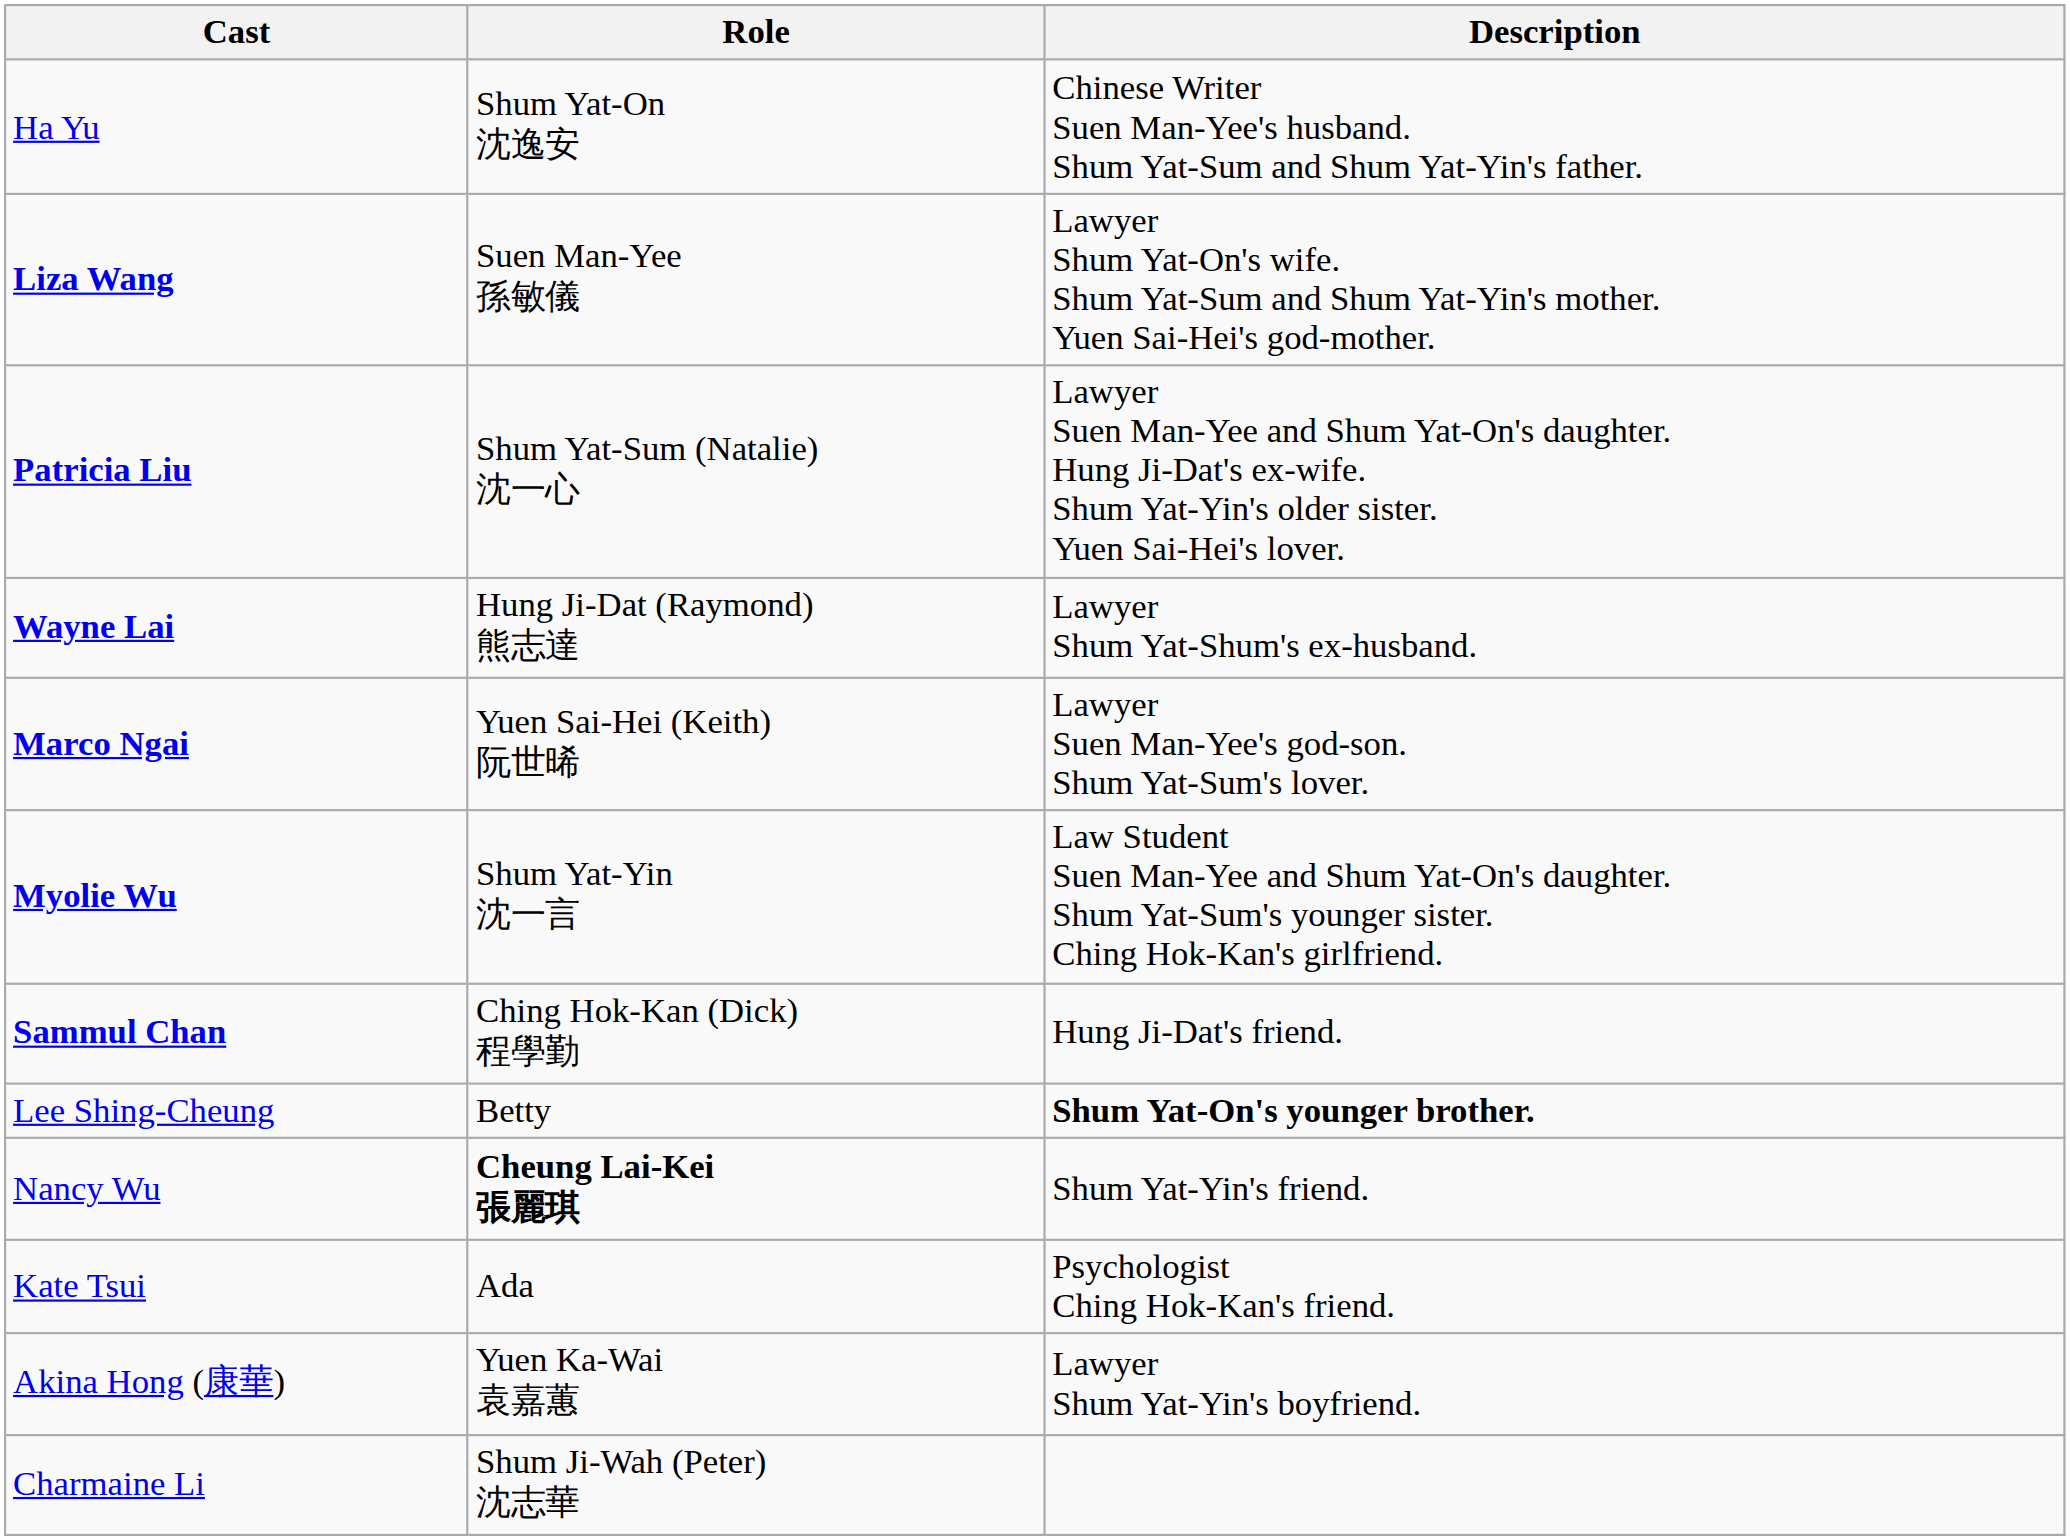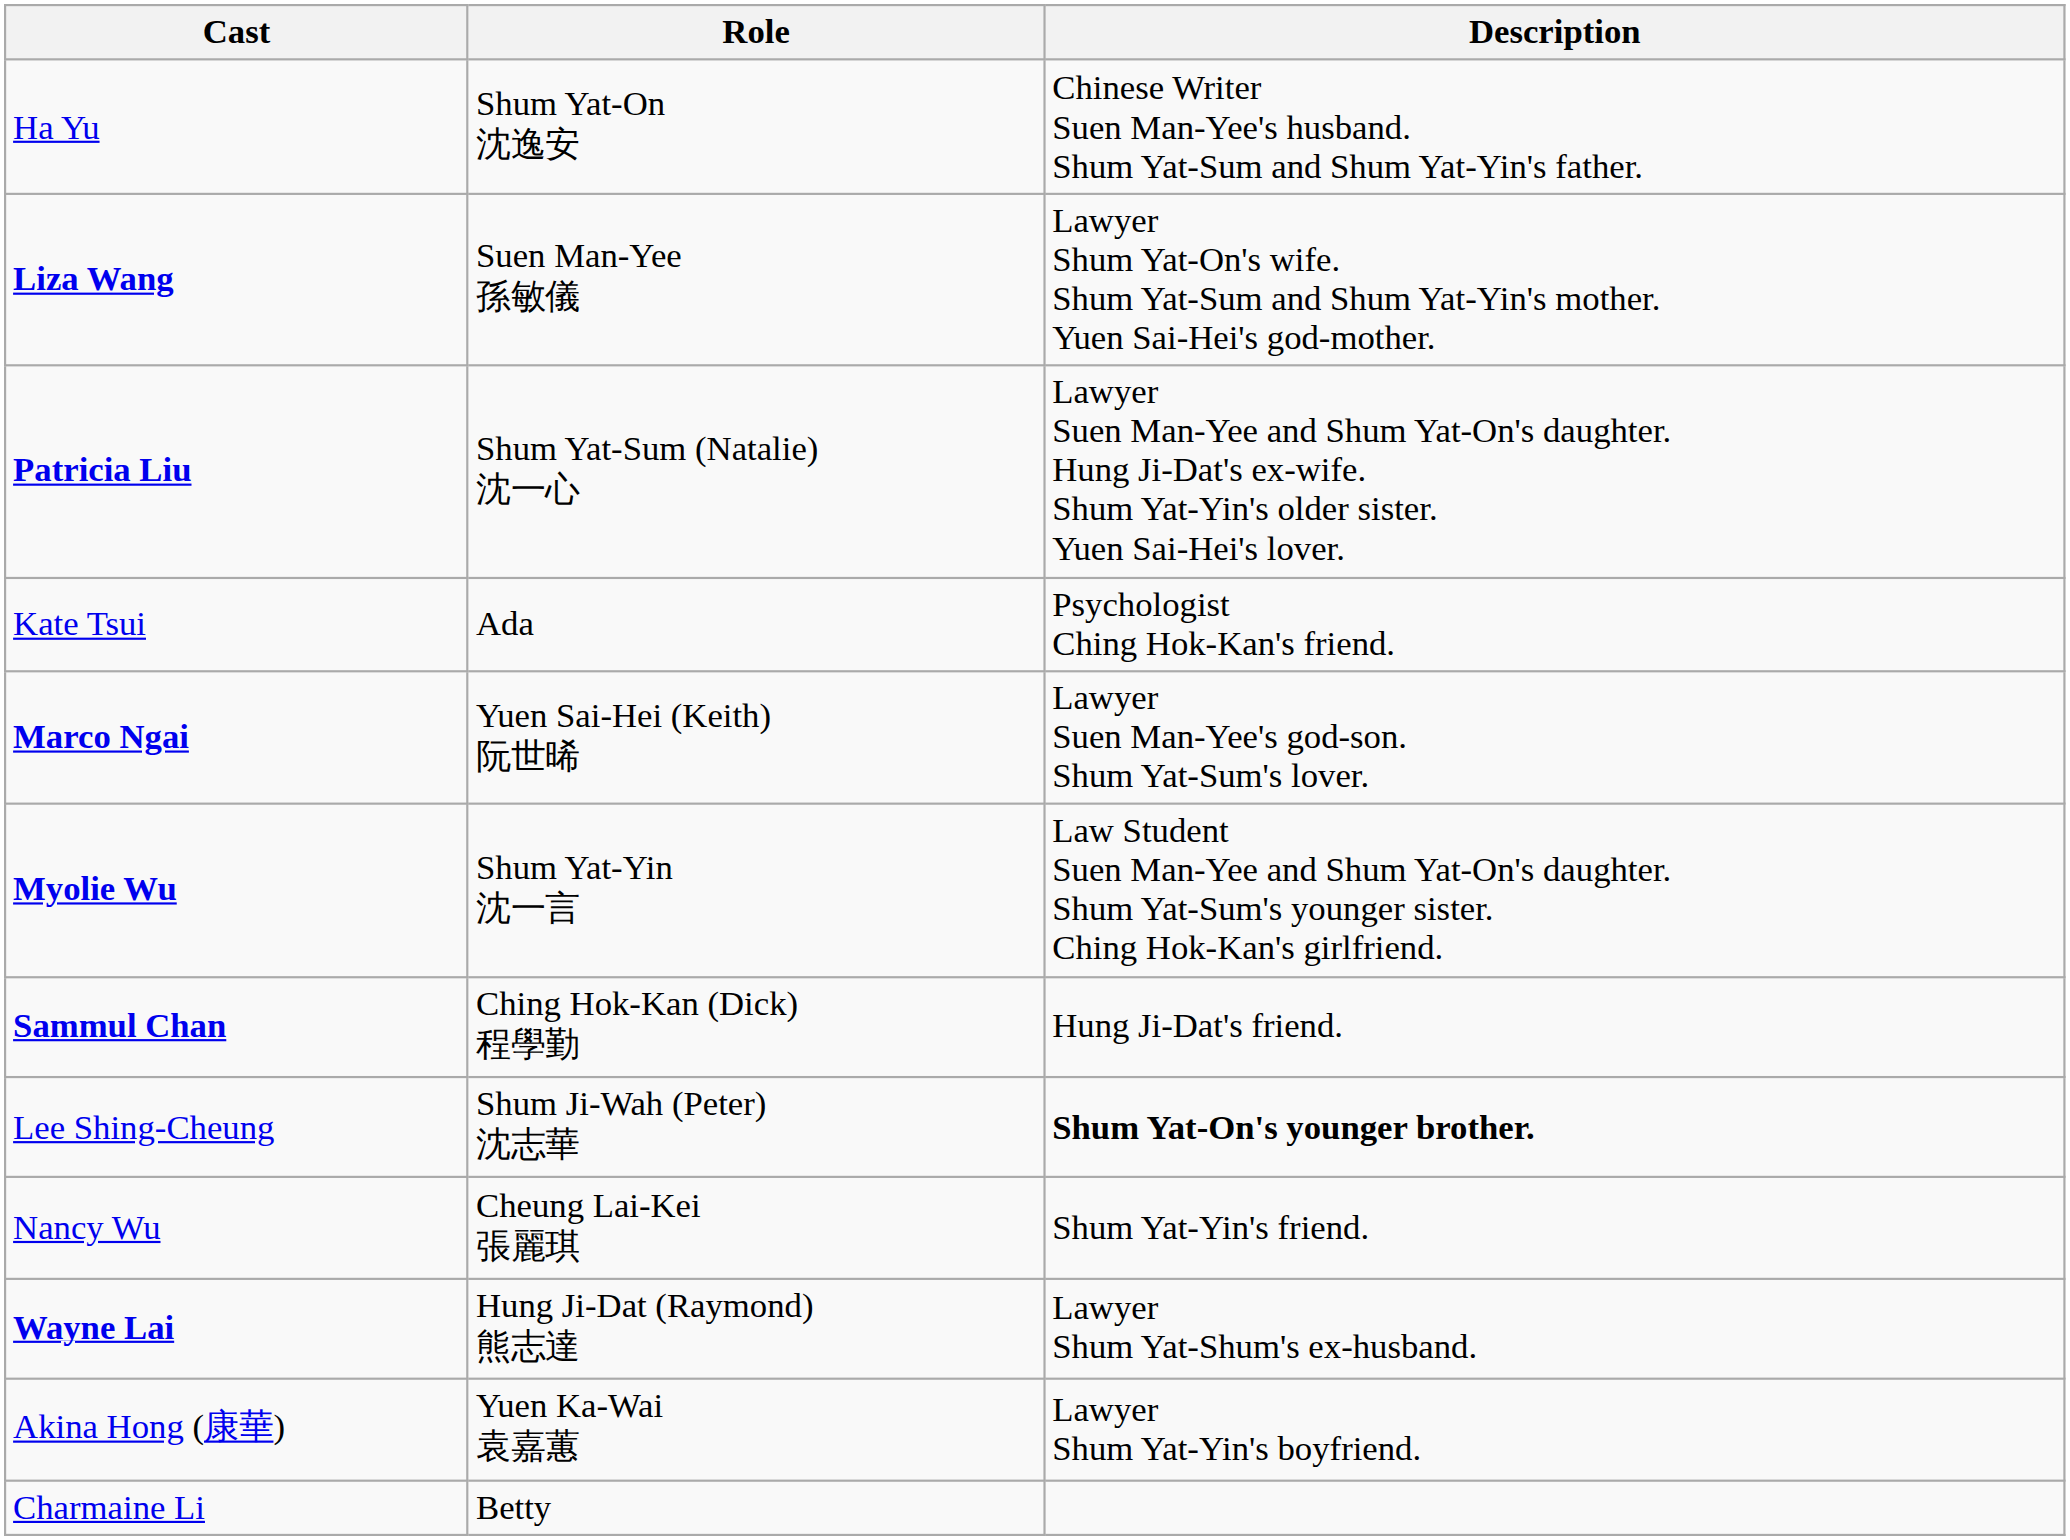rows swapped: (94, 626) <-> (80, 1285)
(514, 1110) Betty -> (621, 1124) Shum Ji-Wah (Peter) 沈志華
(595, 1186) bold -> (588, 1225) normal
(621, 1481) Shum Ji-Wah (Peter) 沈志華 -> (514, 1506) Betty
